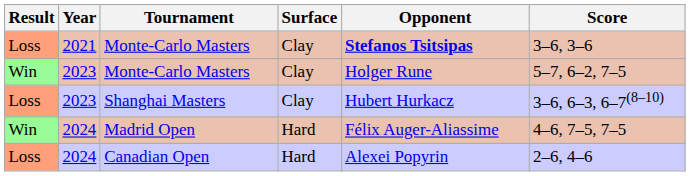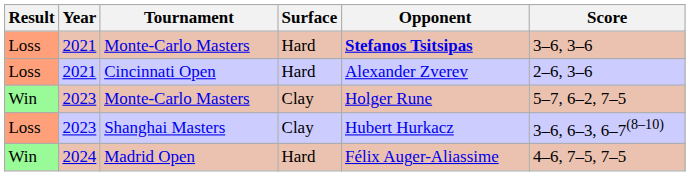(298, 44) Clay -> (299, 44) Hard
+ row: (79, 71)
- row: (79, 157)
